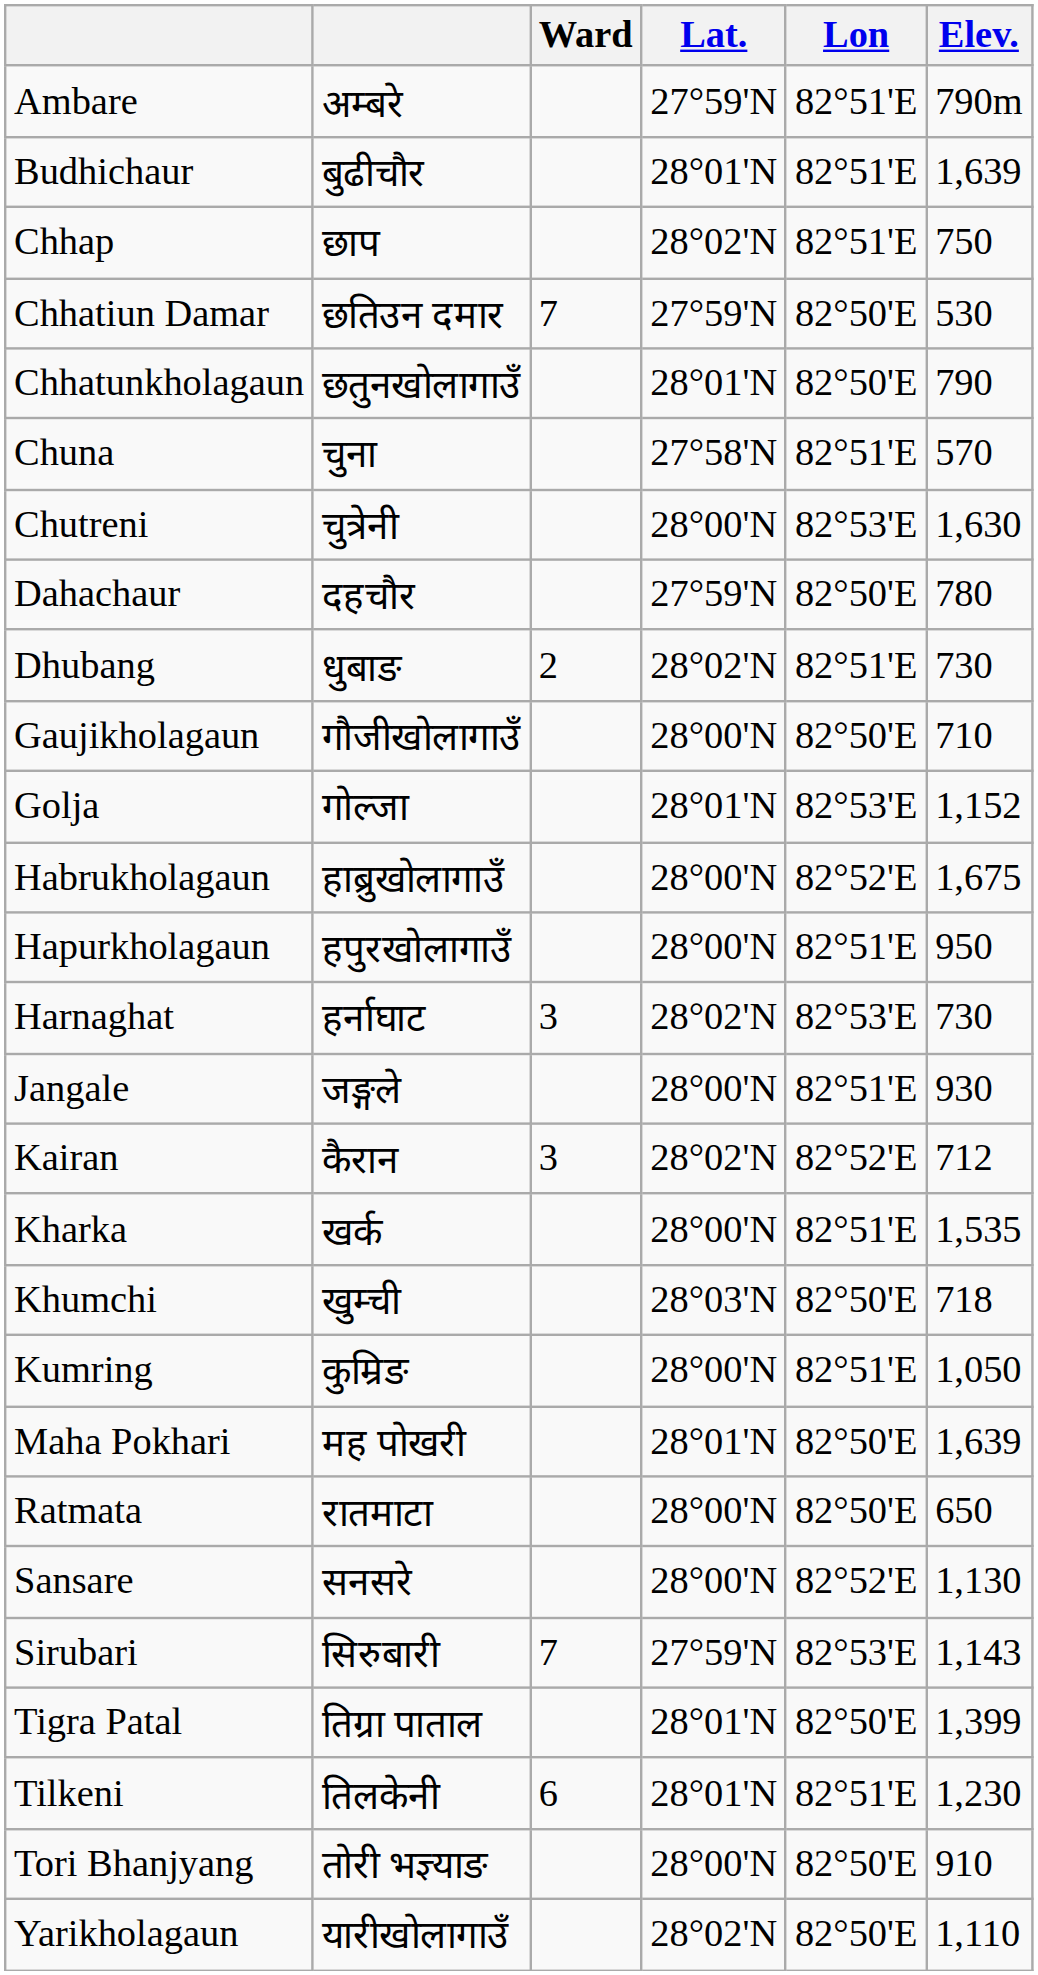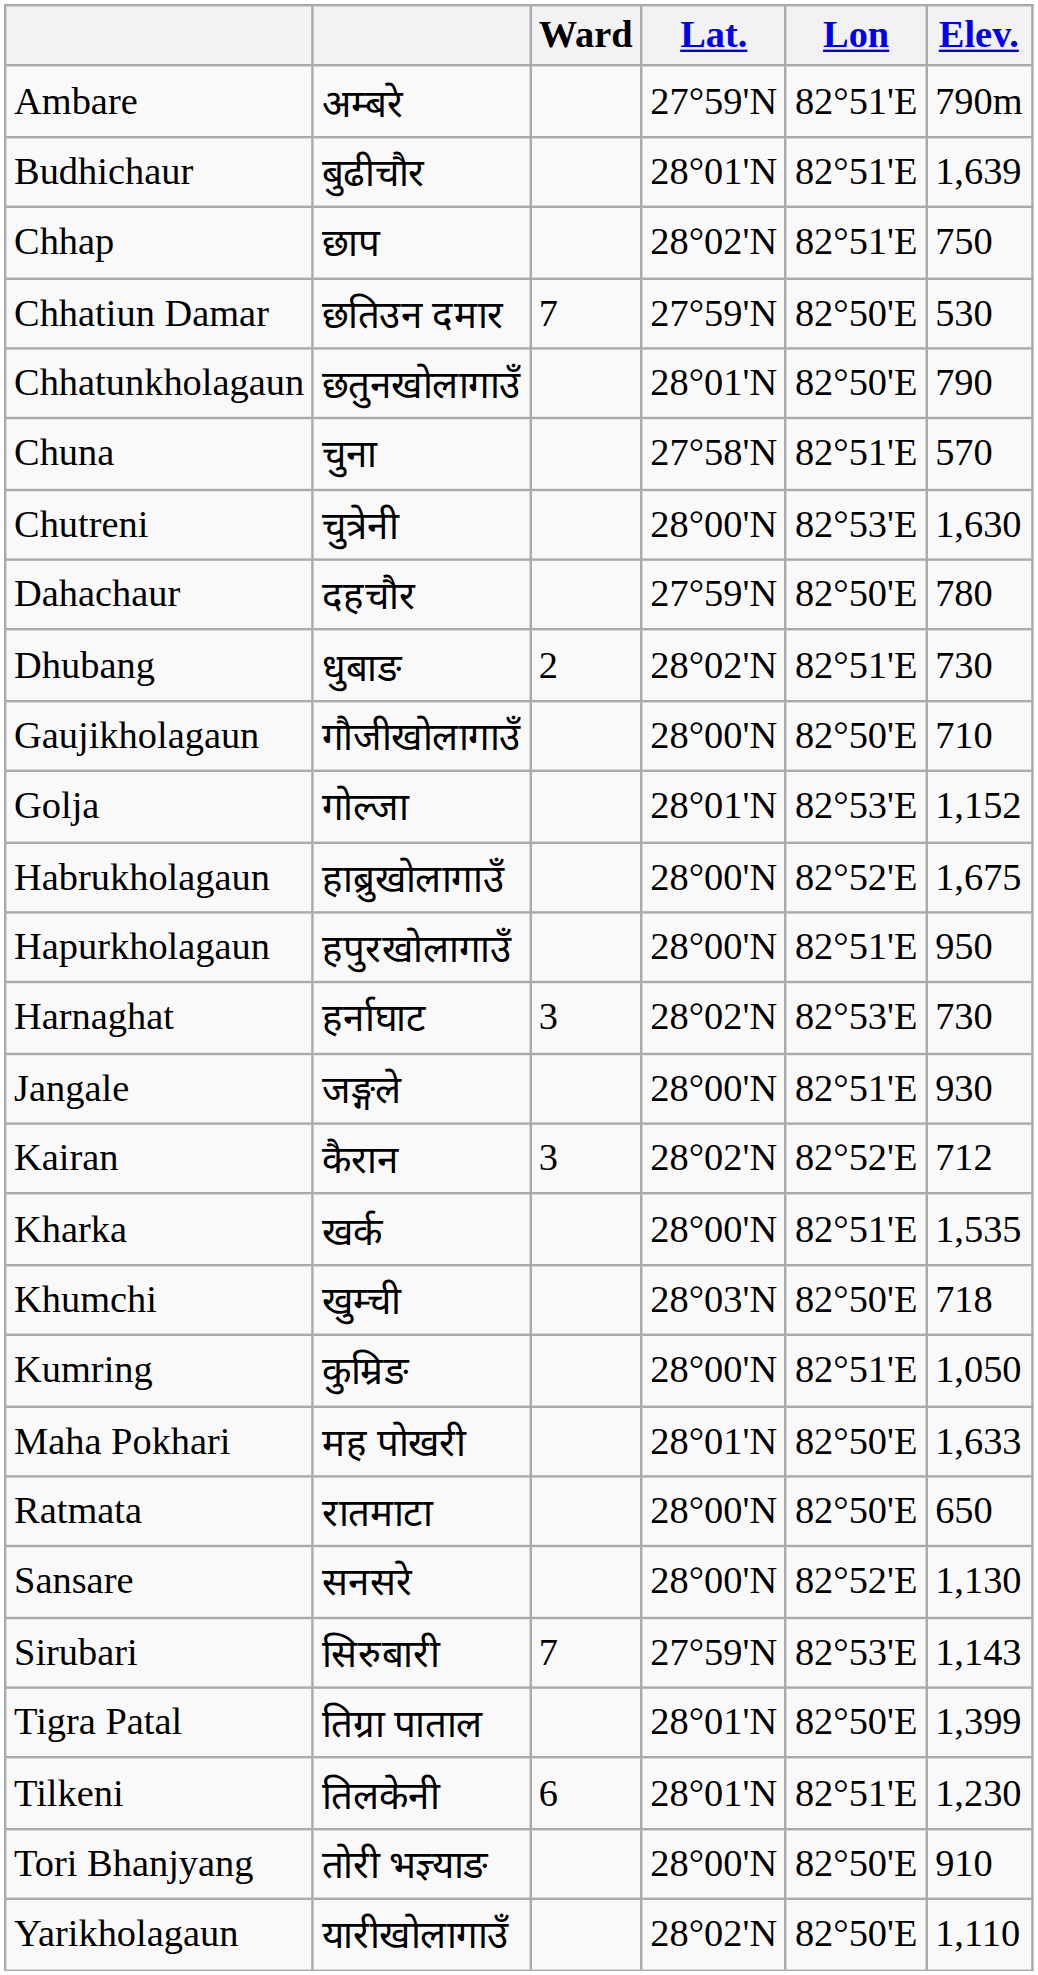(978, 1440) 1,639 -> (978, 1440) 1,633
